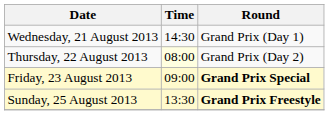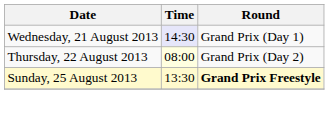(179, 36) no background -> (179, 36) lavender background
- row: (70, 78)
